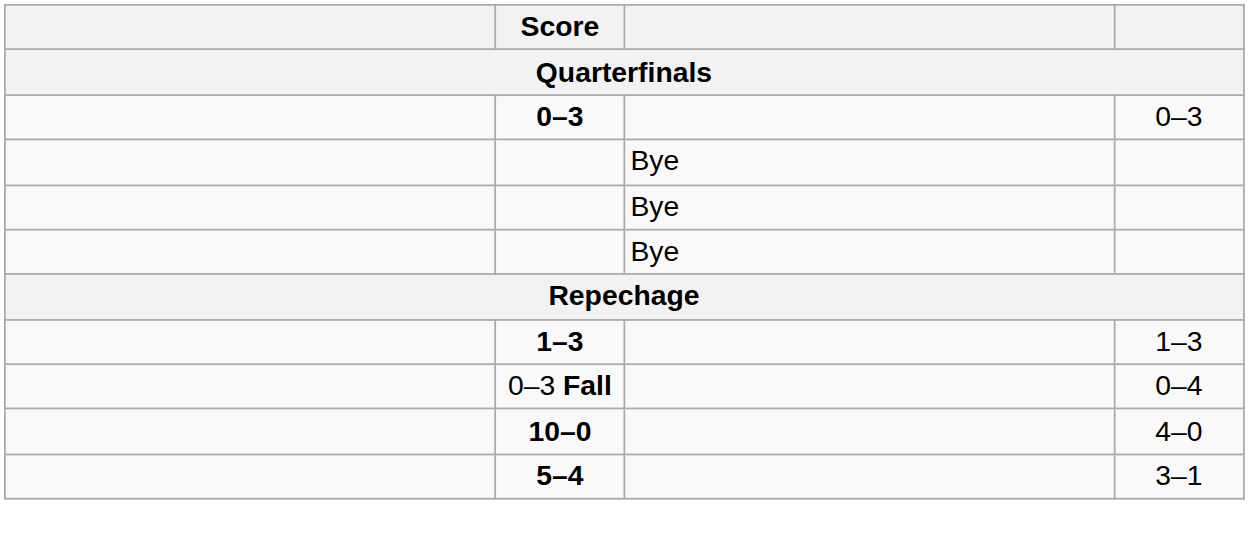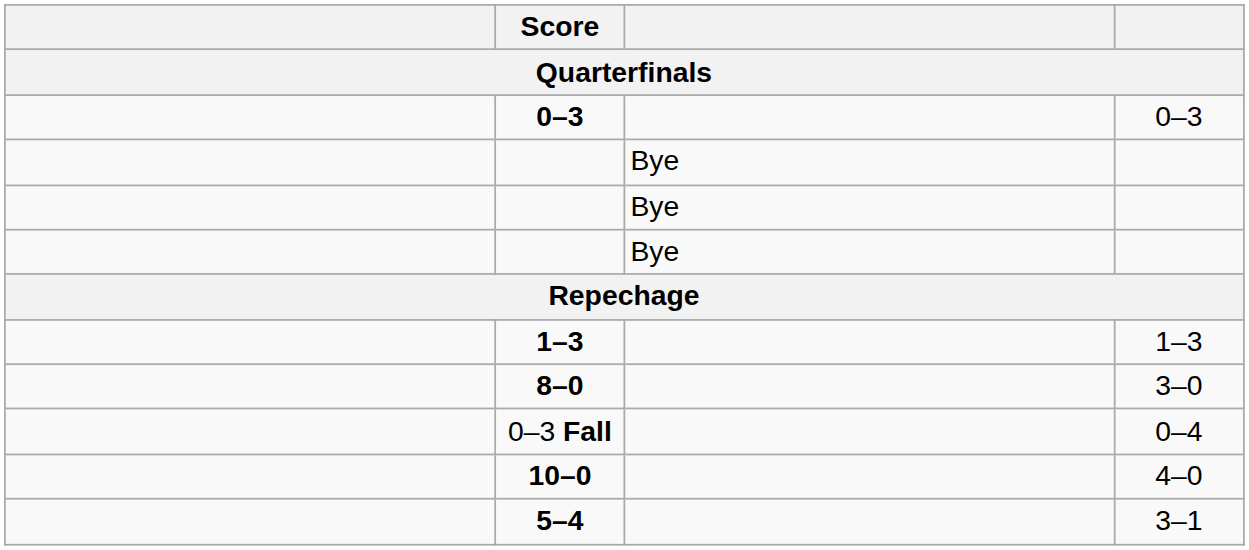+ row: (560, 386)
